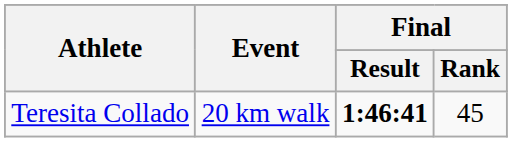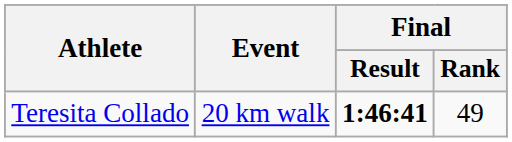(470, 114) 45 -> (470, 114) 49
